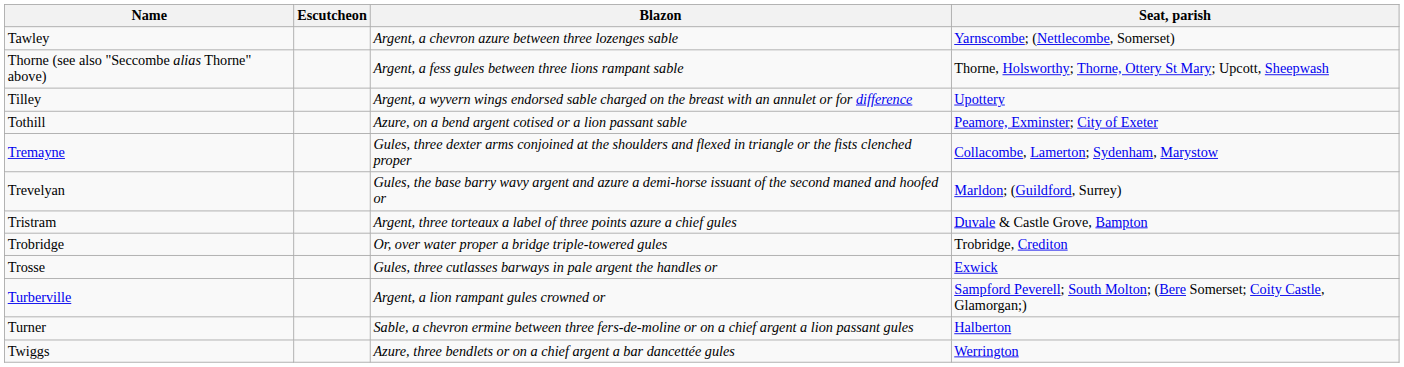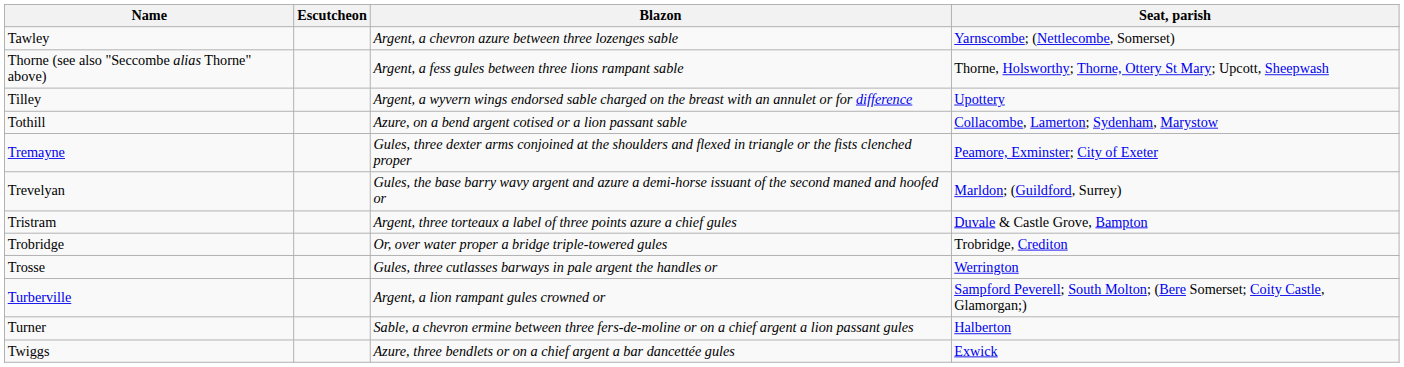(1056, 122) Peamore, Exminster; City of Exeter -> (1086, 122) Collacombe, Lamerton; Sydenham, Marystow
(1086, 152) Collacombe, Lamerton; Sydenham, Marystow -> (1056, 152) Peamore, Exminster; City of Exeter
(976, 267) Exwick -> (986, 267) Werrington
(986, 350) Werrington -> (976, 350) Exwick
